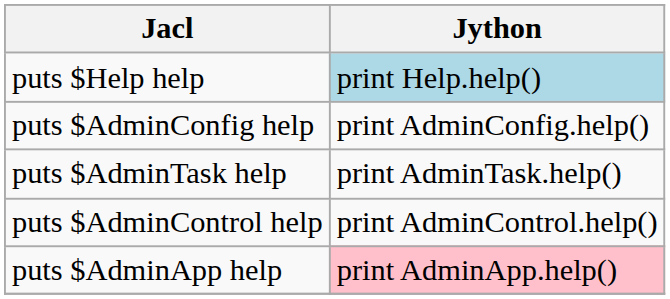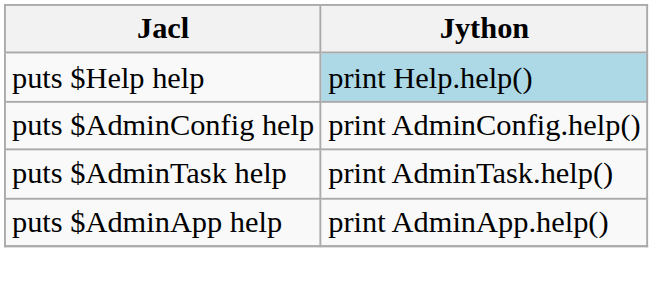- row: (167, 221)
(477, 269) pink background -> (468, 221) no background
